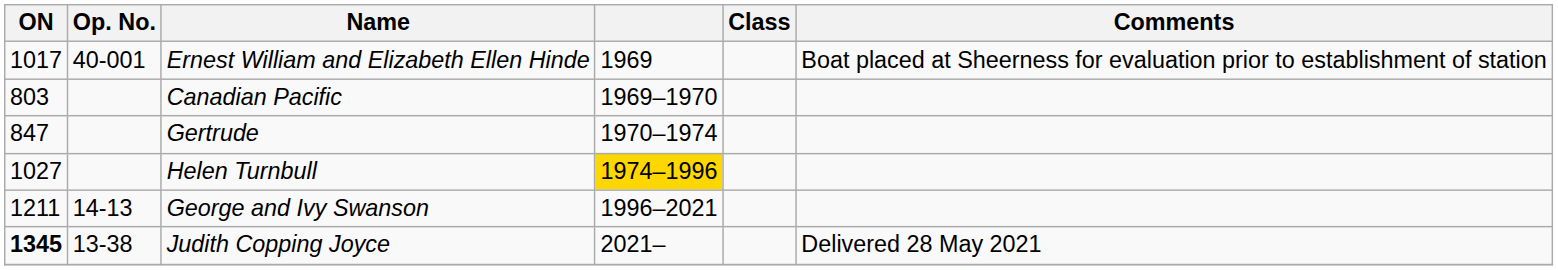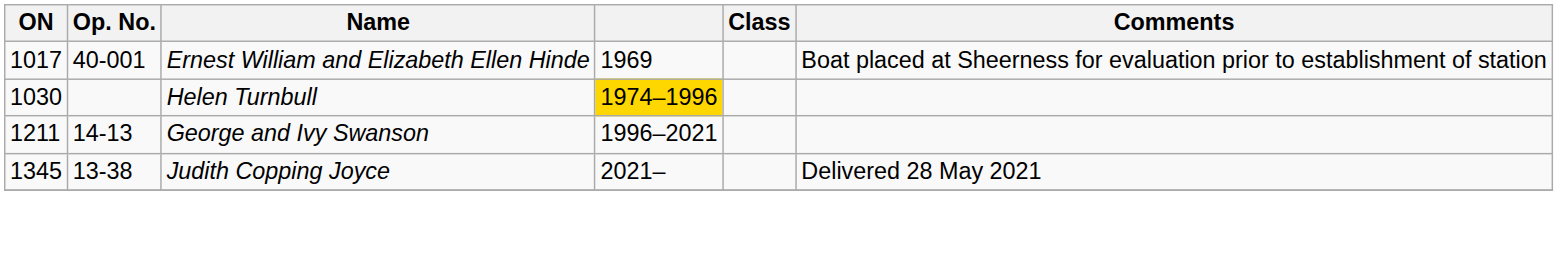- row: (254, 97)
- row: (213, 134)
(36, 171) 1027 -> (36, 97) 1030
(36, 245) bold -> (36, 171) normal
